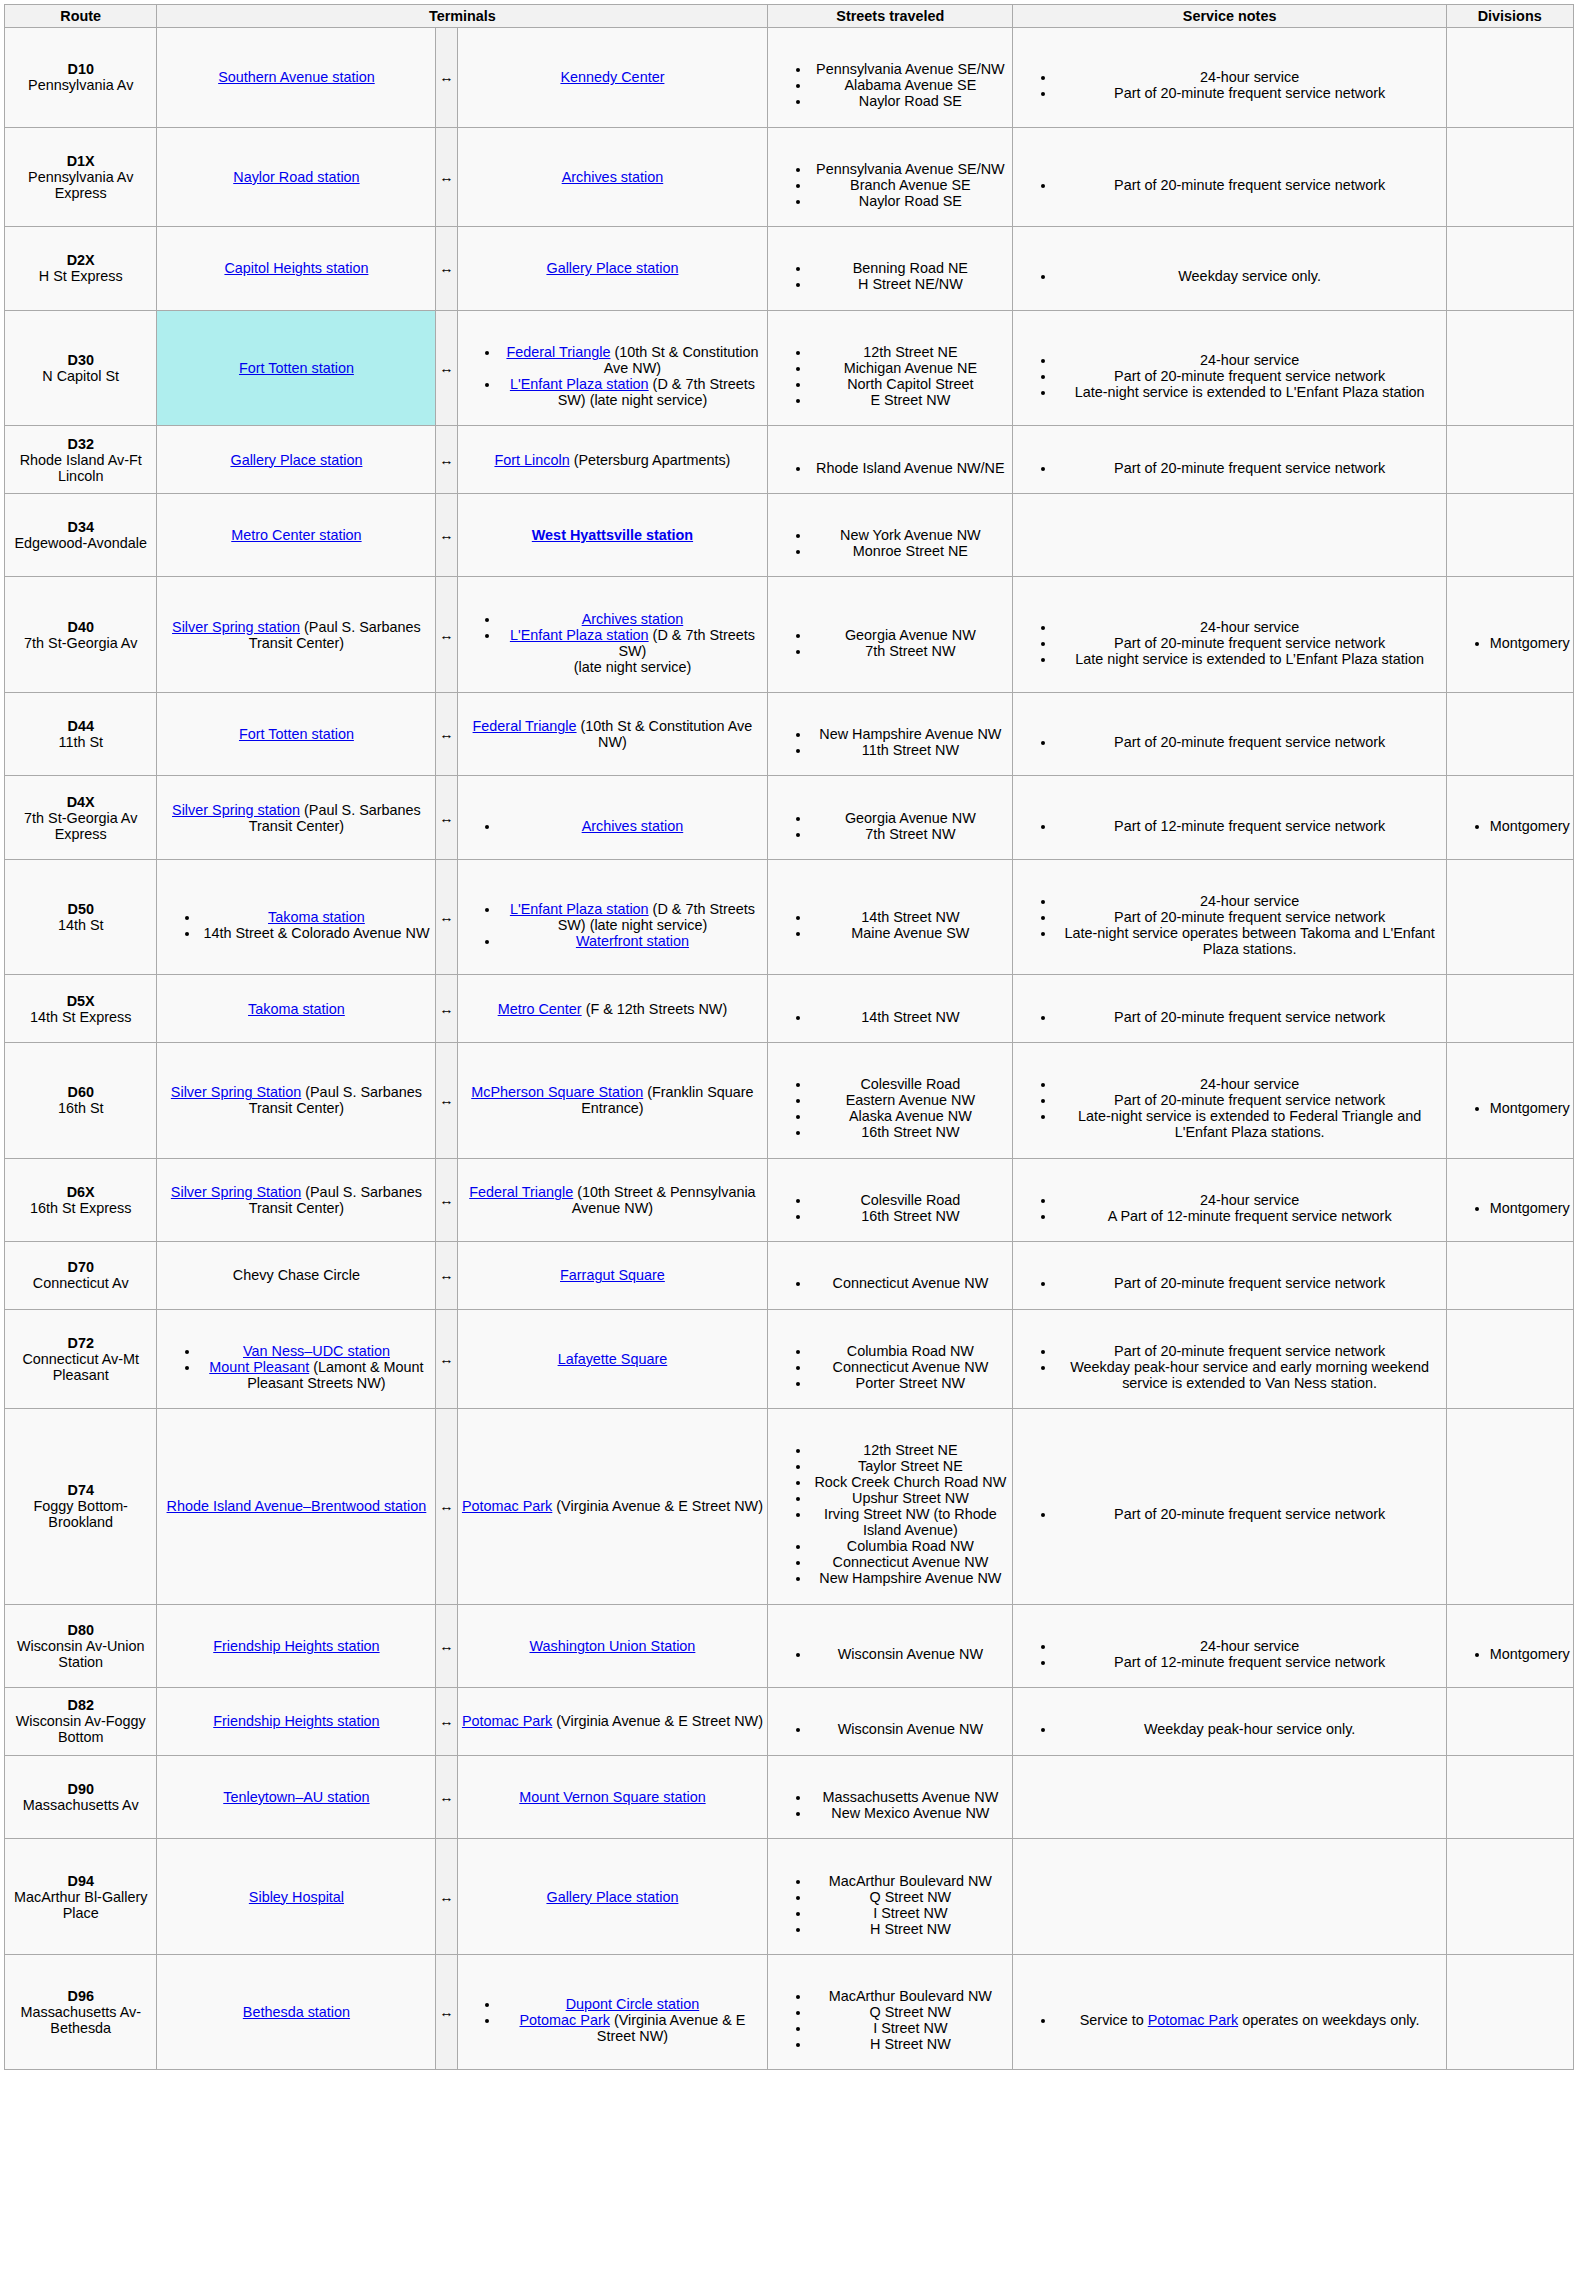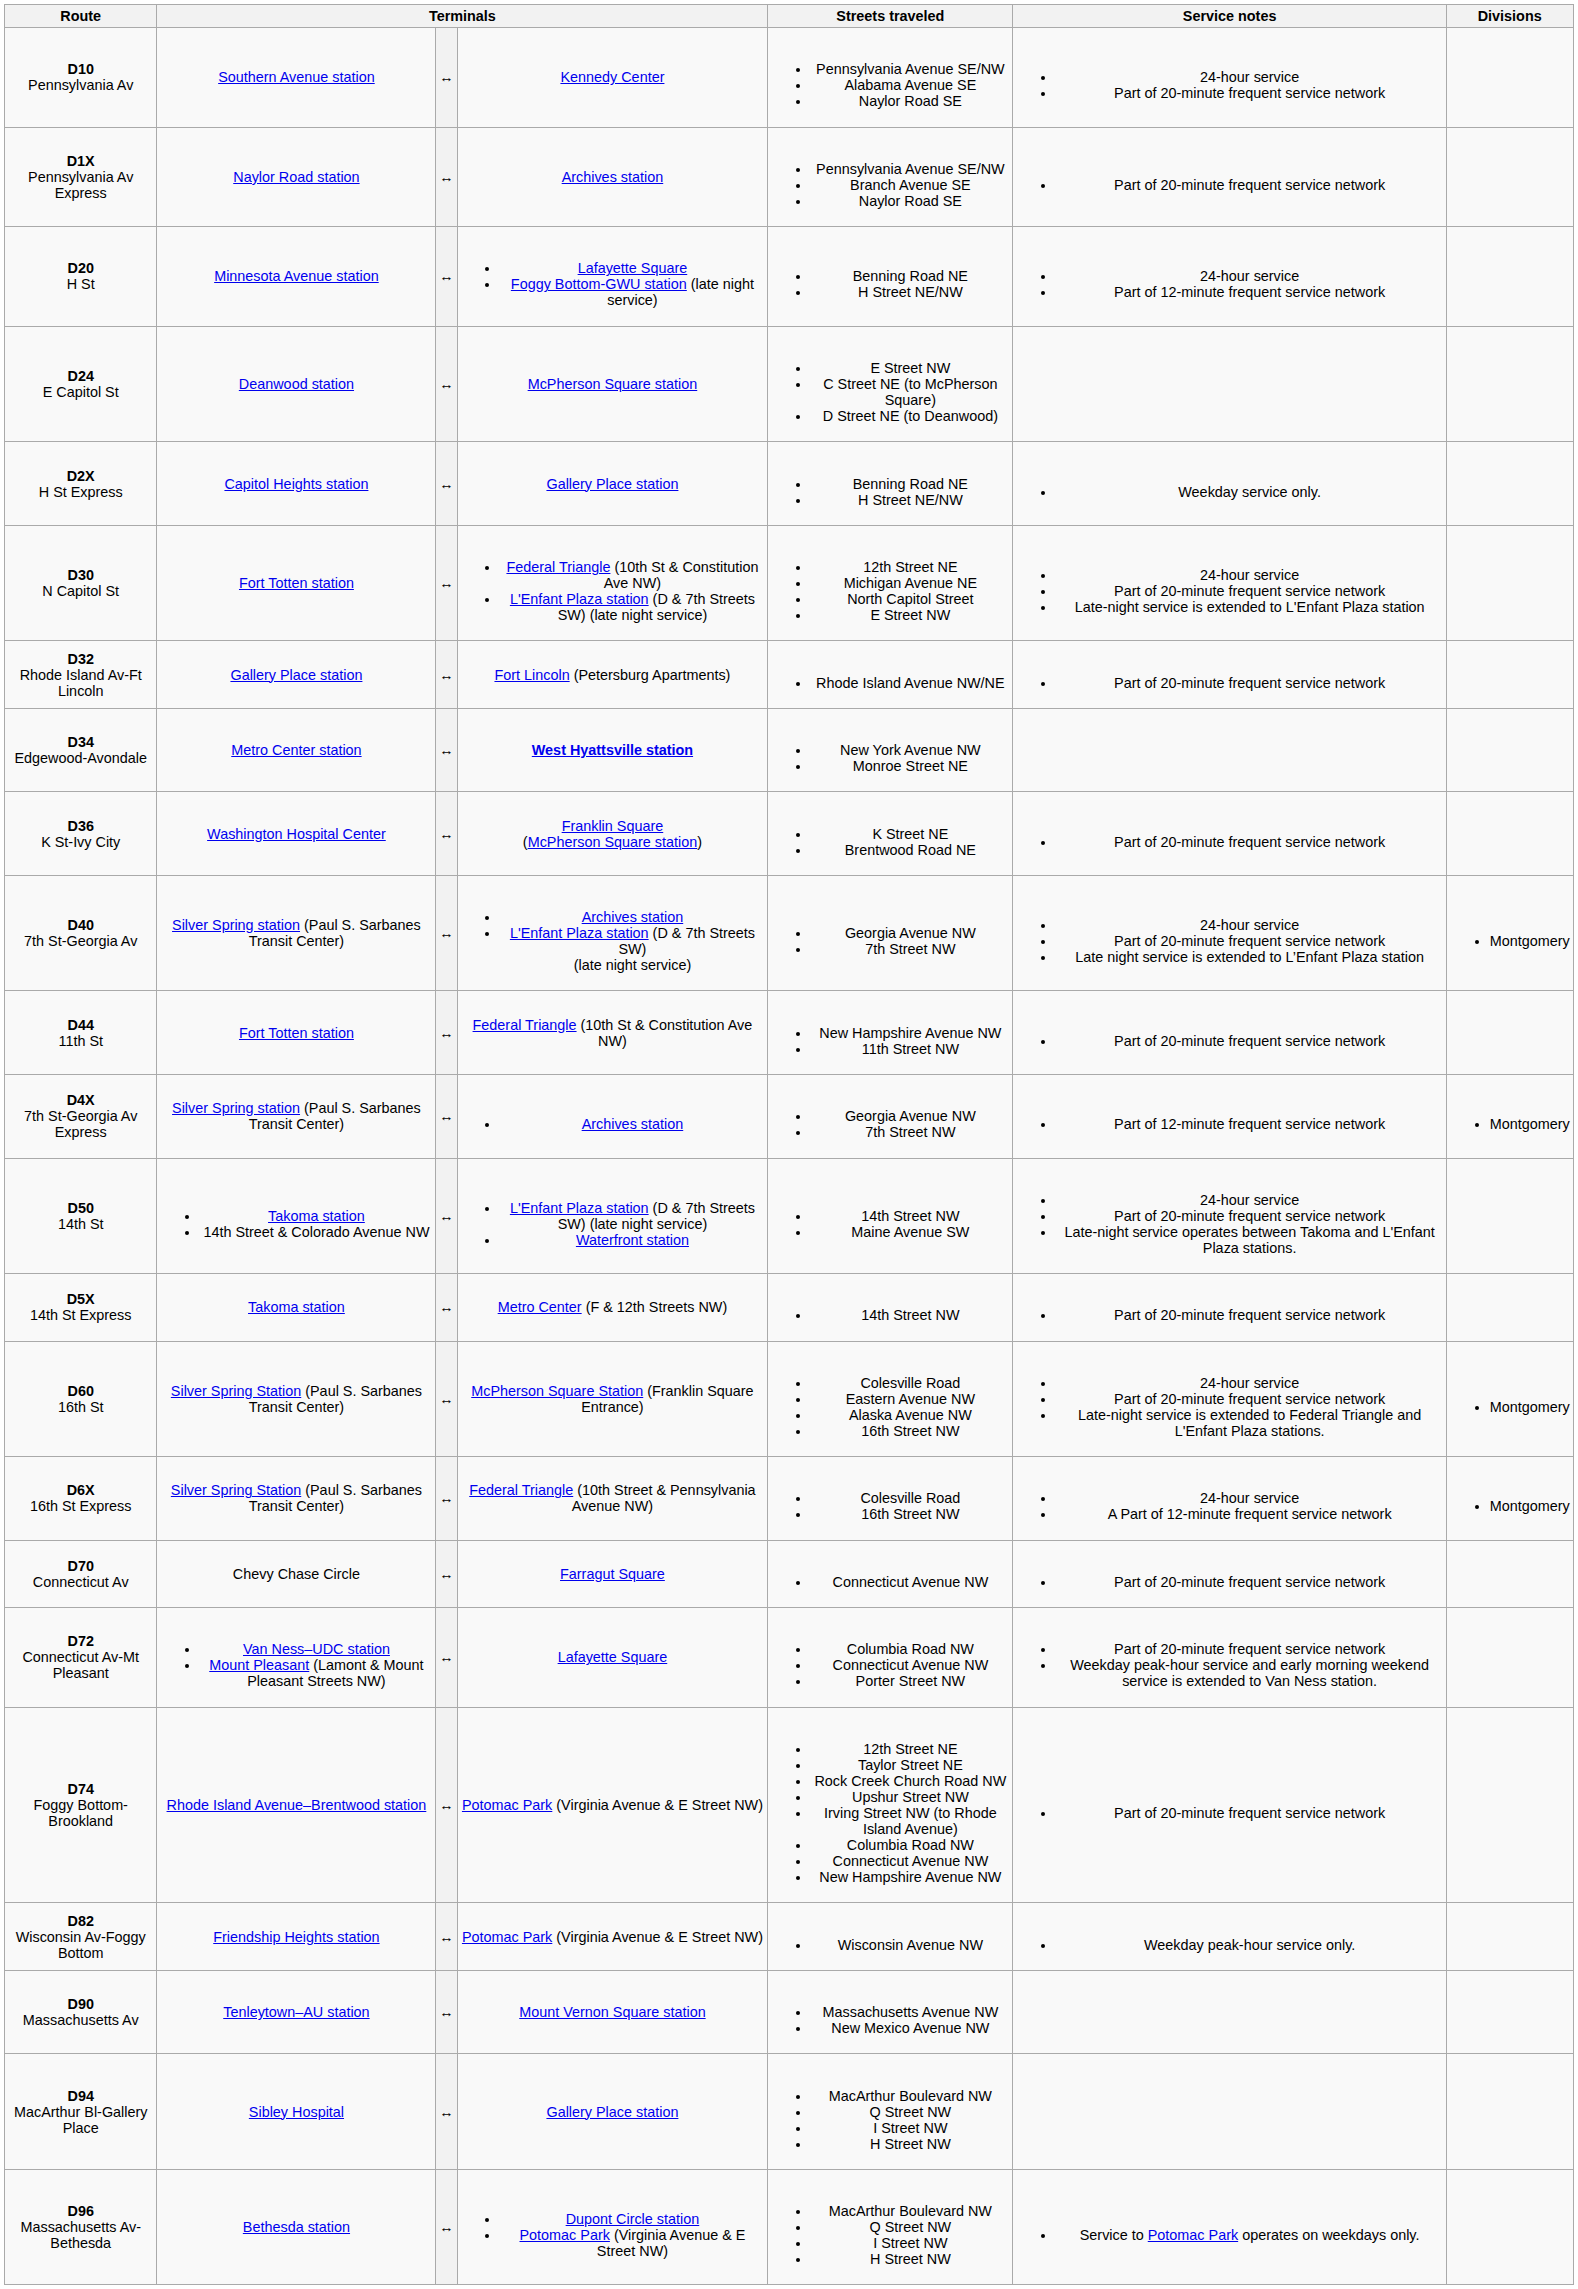+ row: (81, 276)
+ row: (81, 384)
(296, 368) paleturquoise background -> (296, 583) no background
+ row: (81, 834)
- row: (81, 1646)
